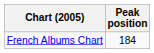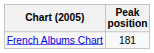(127, 40) 184 -> (127, 40) 181
